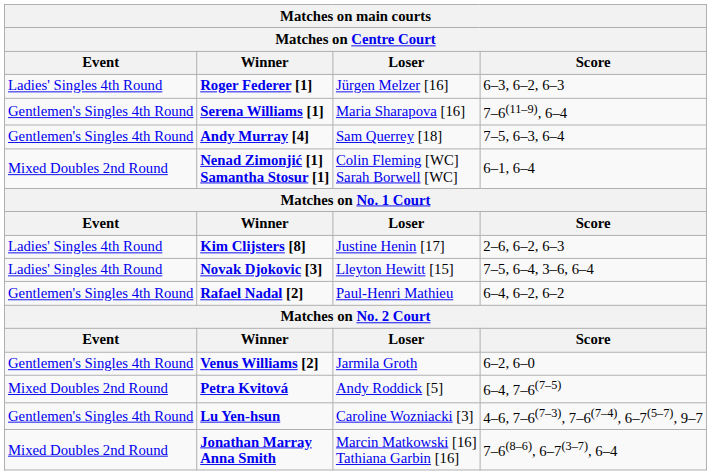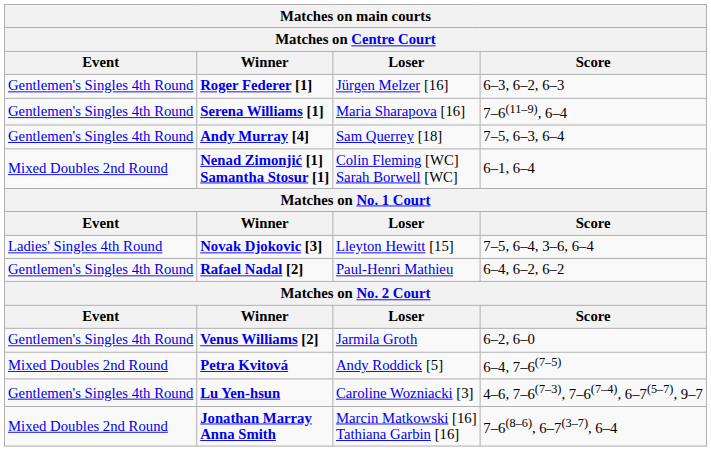(85, 86) Ladies' Singles 4th Round -> (101, 86) Gentlemen's Singles 4th Round
- row: (253, 246)
